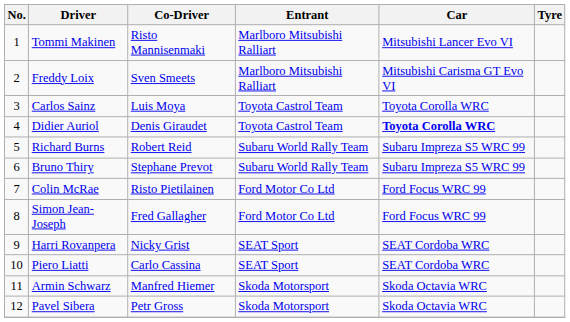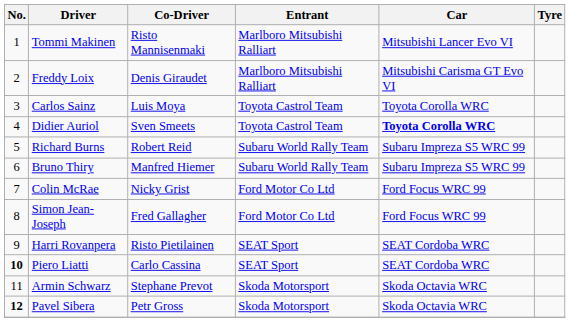(163, 77) Sven Smeets -> (169, 77) Denis Giraudet
(169, 126) Denis Giraudet -> (163, 126) Sven Smeets
(172, 167) Stephane Prevot -> (173, 167) Manfred Hiemer
(172, 188) Risto Pietilainen -> (160, 188) Nicky Grist
(160, 244) Nicky Grist -> (172, 244) Risto Pietilainen
(17, 264) normal -> (17, 264) bold
(173, 285) Manfred Hiemer -> (172, 285) Stephane Prevot
(17, 306) normal -> (17, 306) bold
